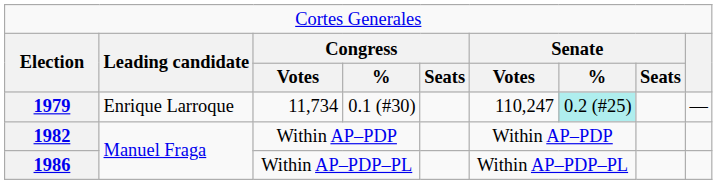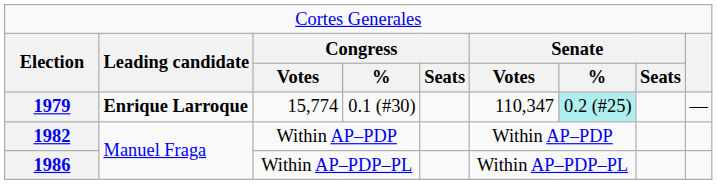(169, 106) normal -> (176, 106) bold
(313, 106) 11,734 -> (313, 106) 15,774
(525, 106) 110,247 -> (525, 106) 110,347
